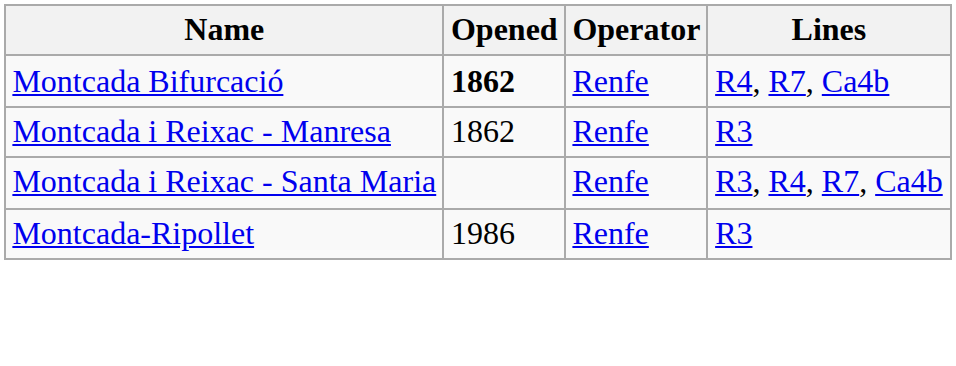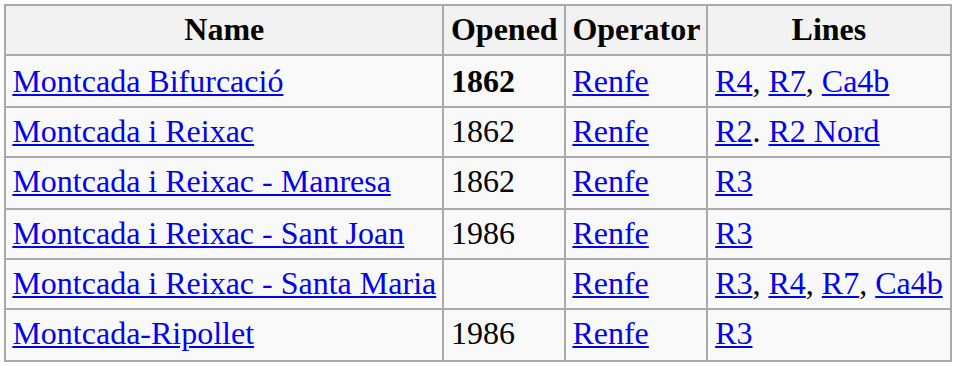+ row: (133, 131)
+ row: (208, 232)
